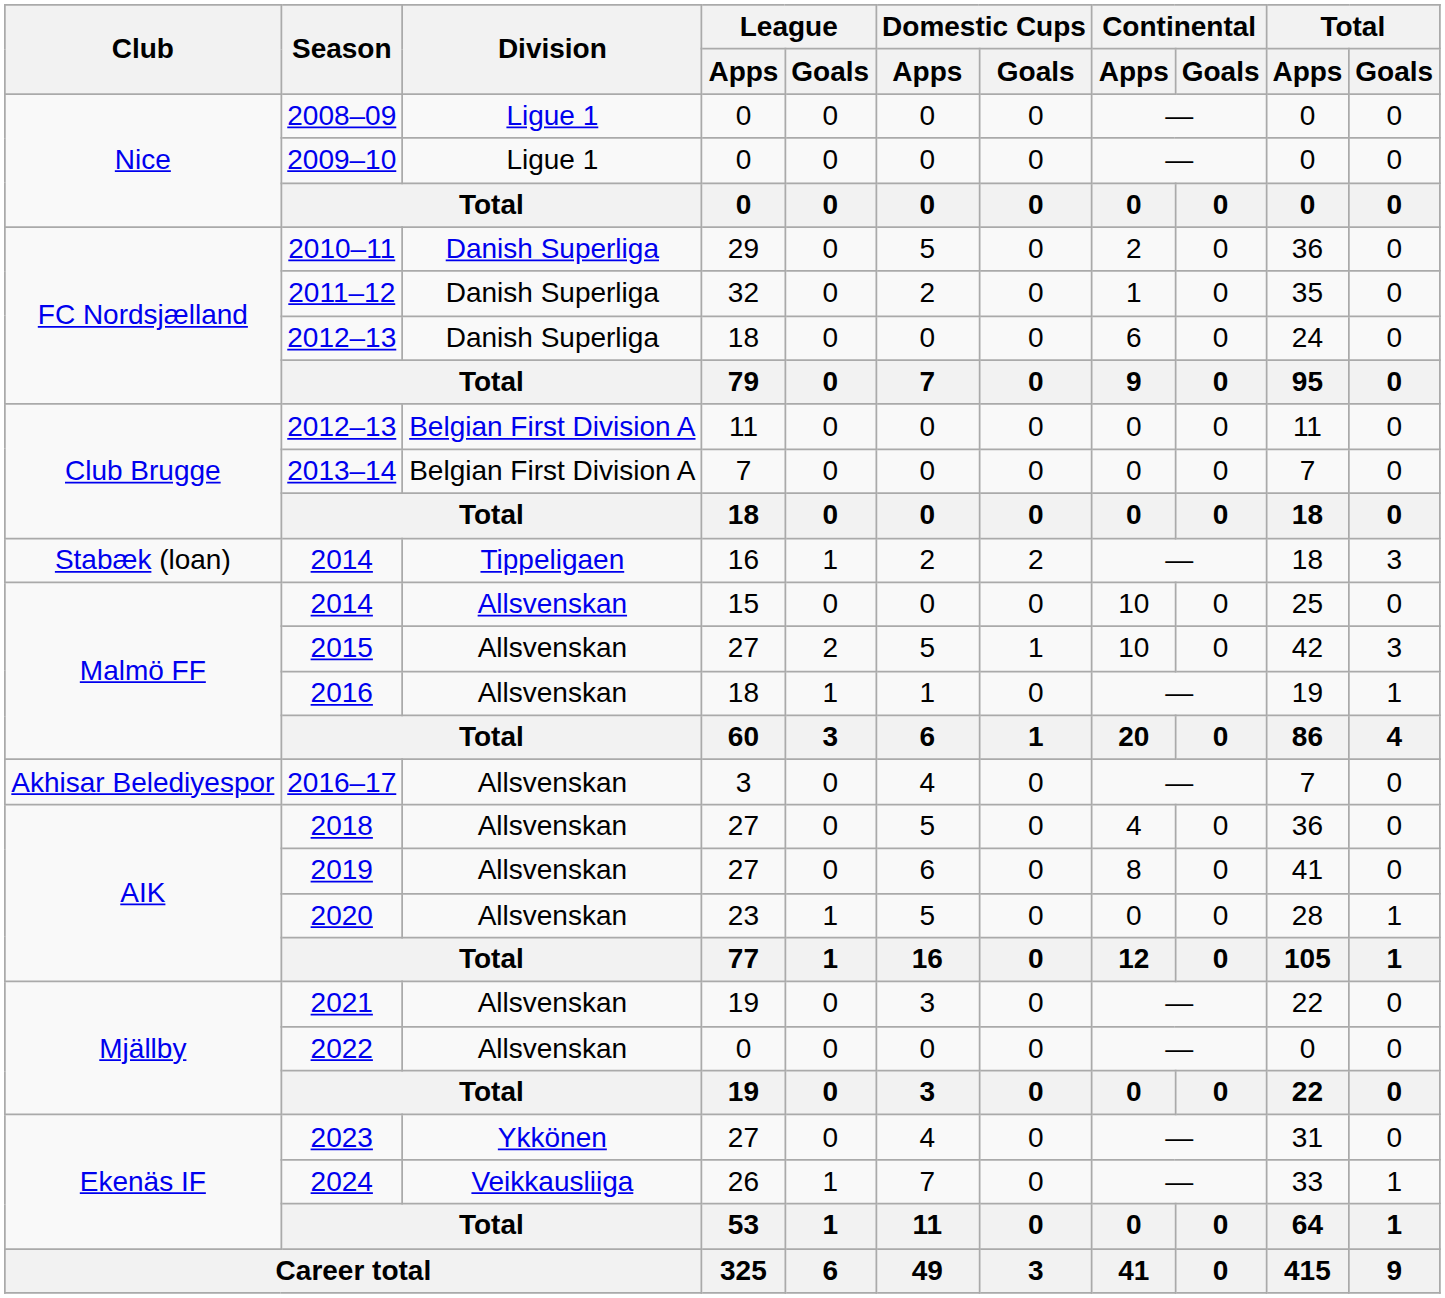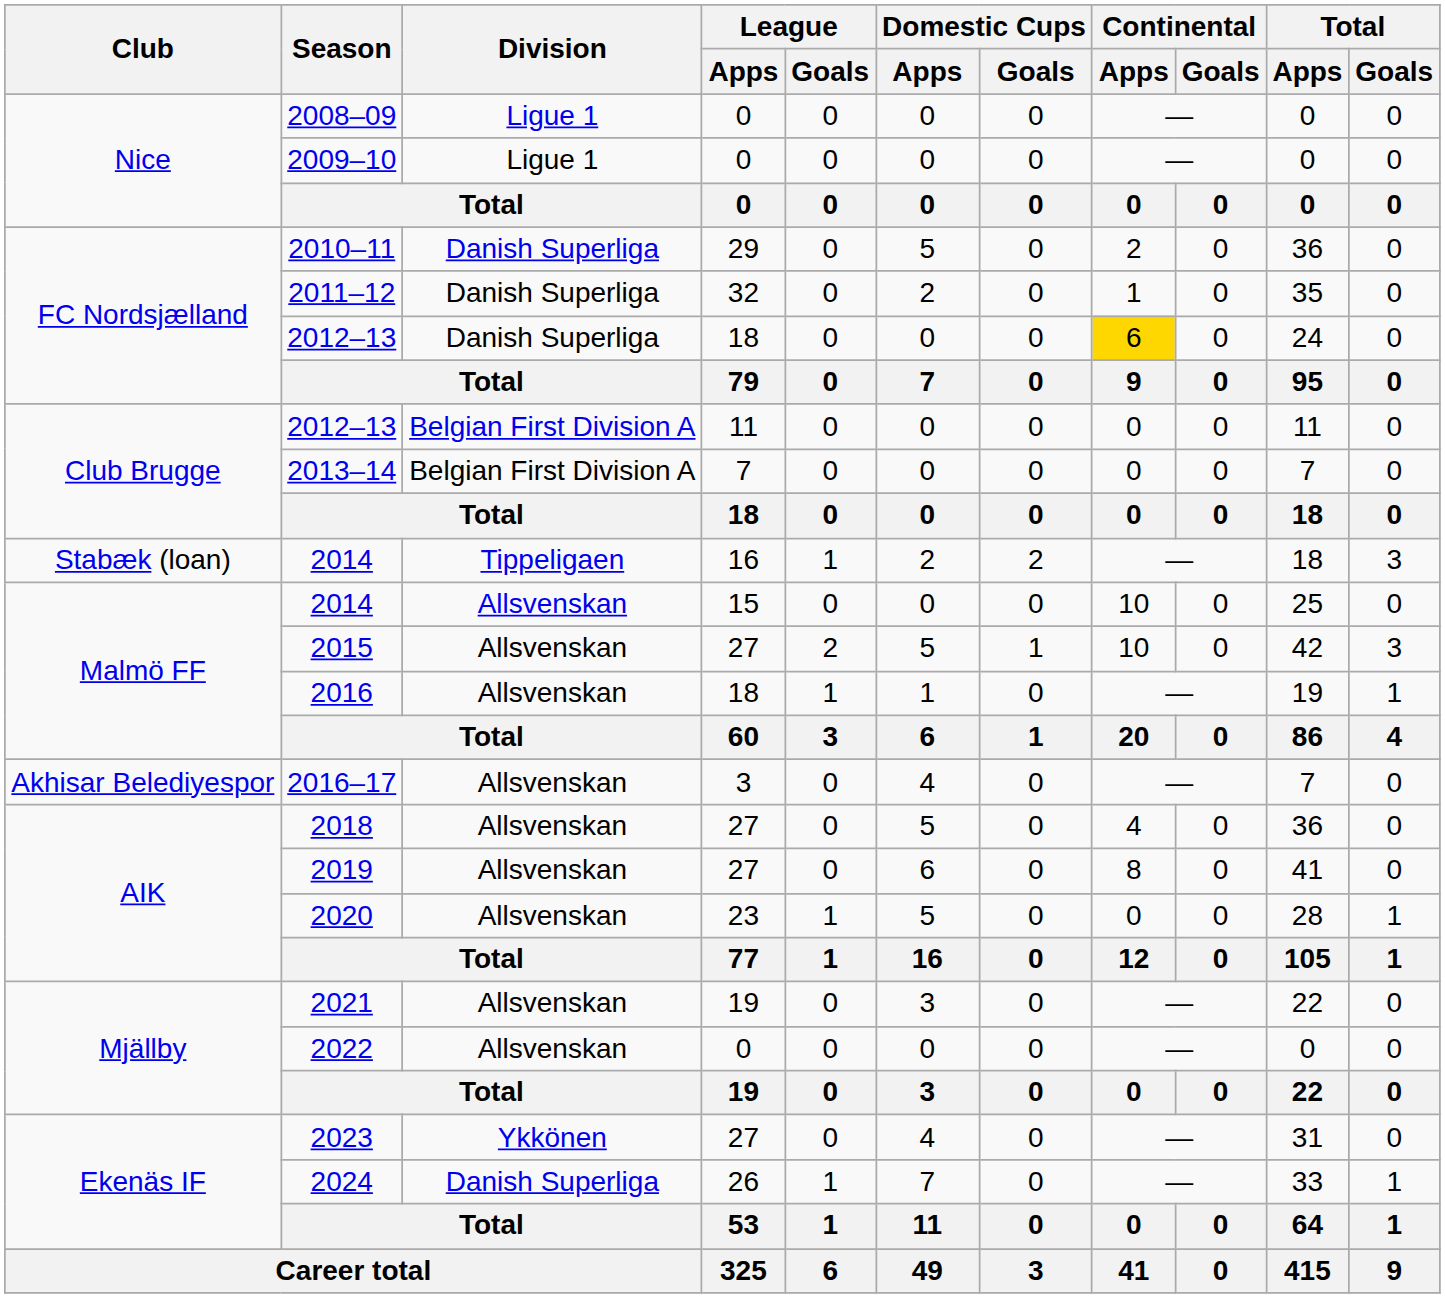(1134, 337) no background -> (1134, 337) gold background
(552, 1181) Veikkausliiga -> (552, 1181) Danish Superliga
